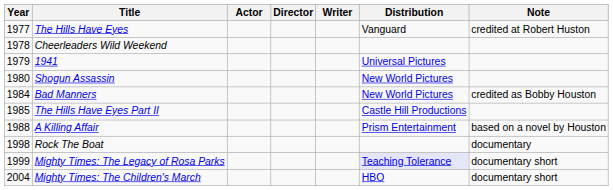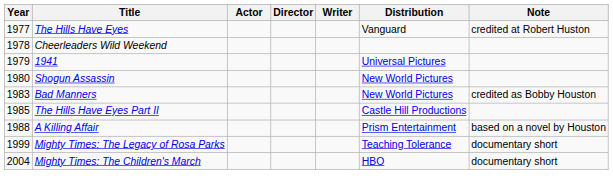(18, 95) 1984 -> (18, 95) 1983
- row: (69, 144)
(406, 161) lavender background -> (406, 144) no background
